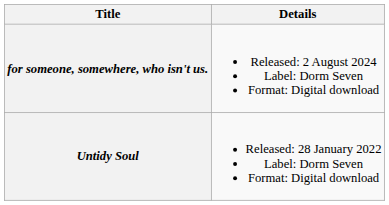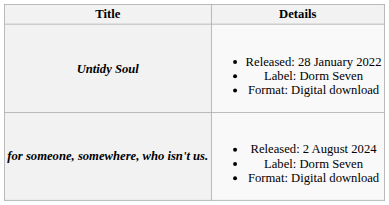rows swapped: (108, 156) <-> (108, 68)
